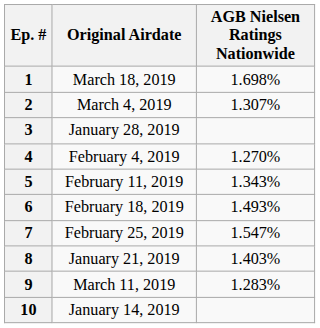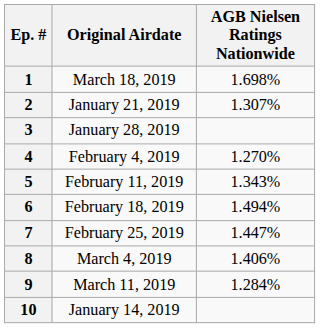(124, 104) March 4, 2019 -> (124, 104) January 21, 2019
(255, 207) 1.493% -> (255, 207) 1.494%
(255, 233) 1.547% -> (255, 233) 1.447%
(124, 258) January 21, 2019 -> (124, 258) March 4, 2019
(255, 258) 1.403% -> (255, 258) 1.406%
(255, 284) 1.283% -> (255, 284) 1.284%
